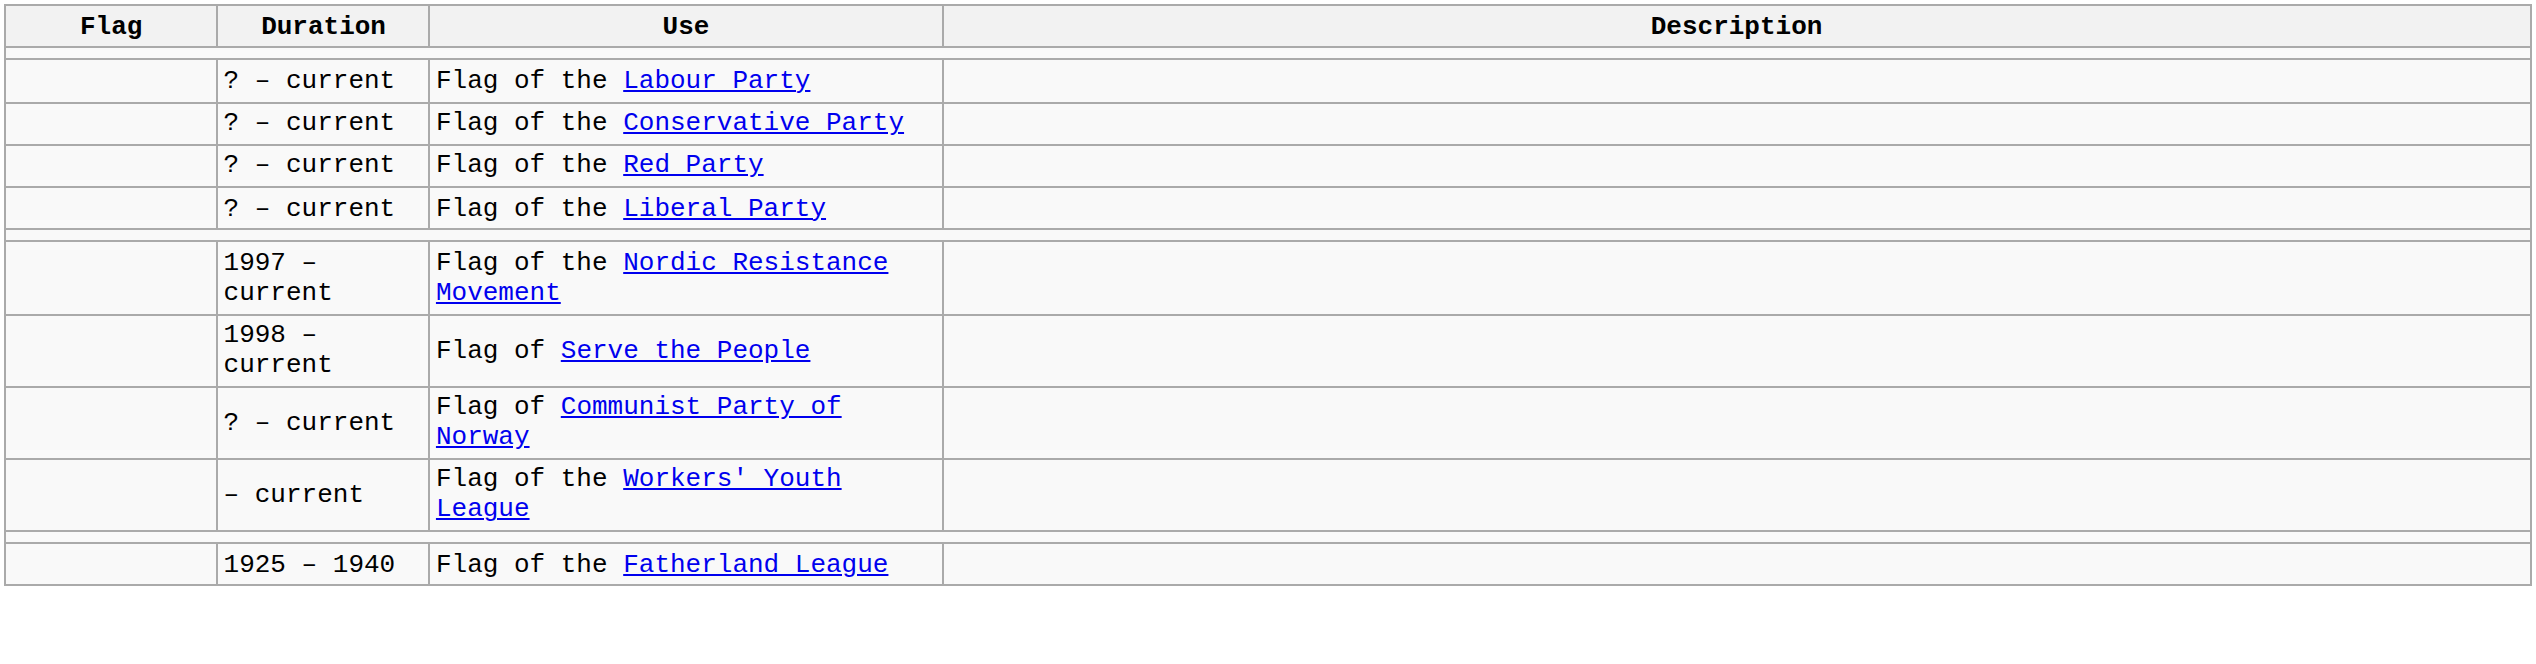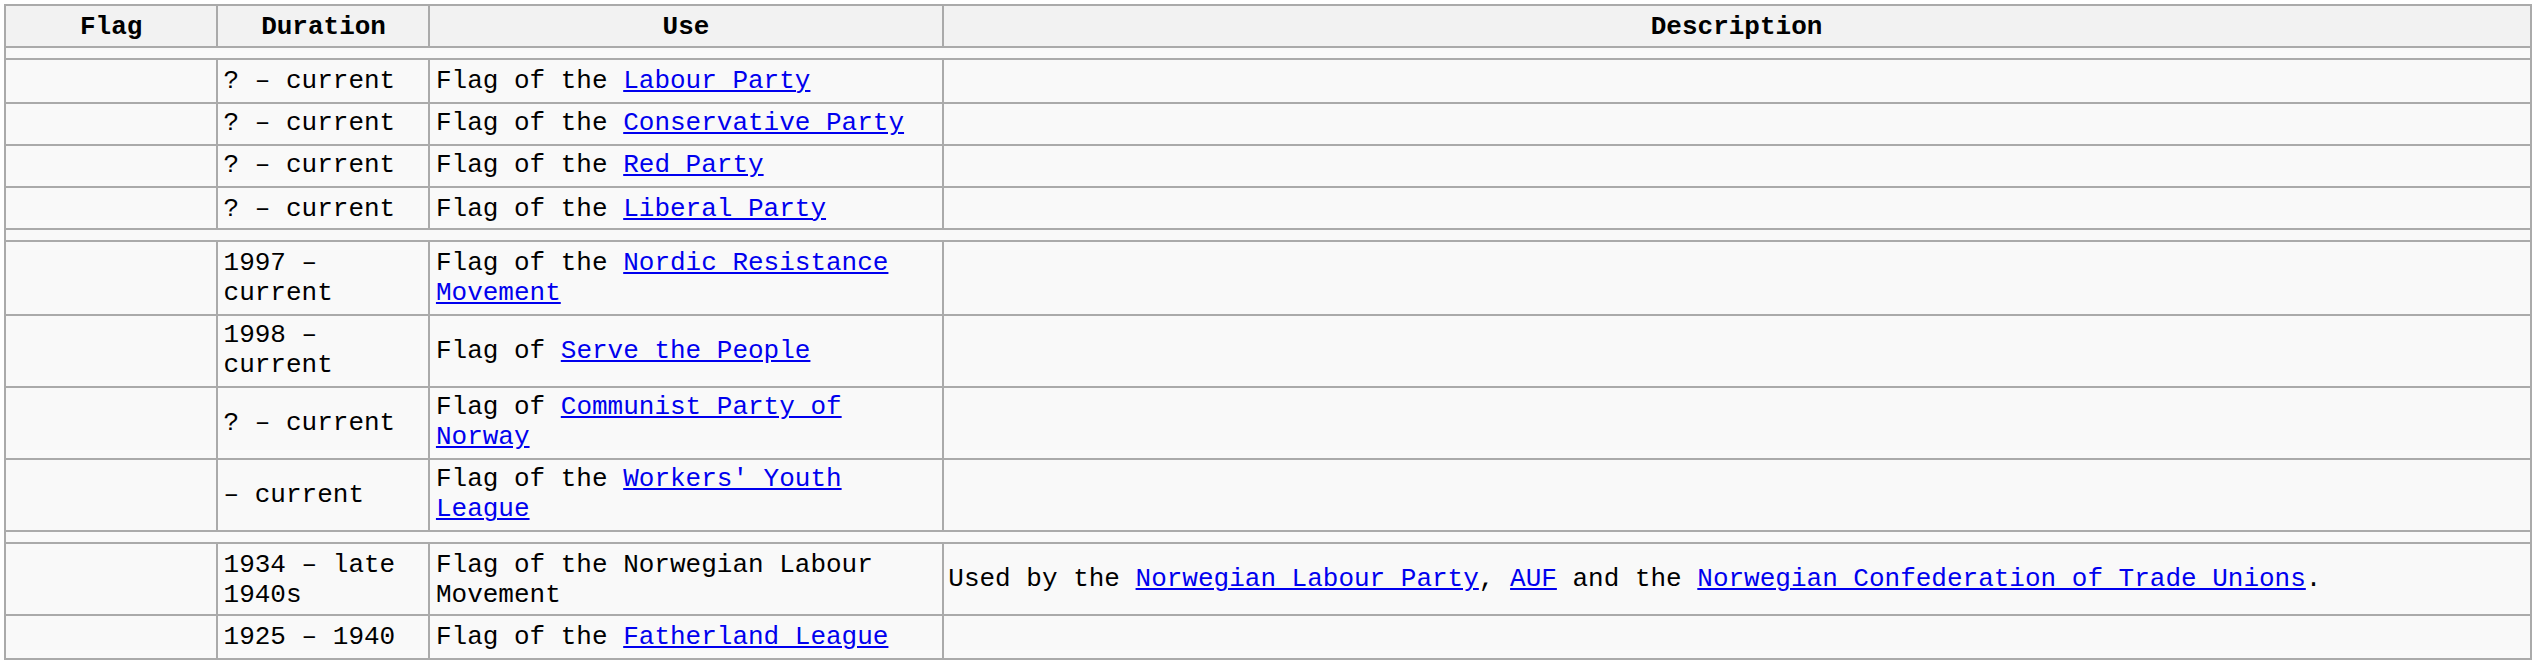+ row: (309, 580)
